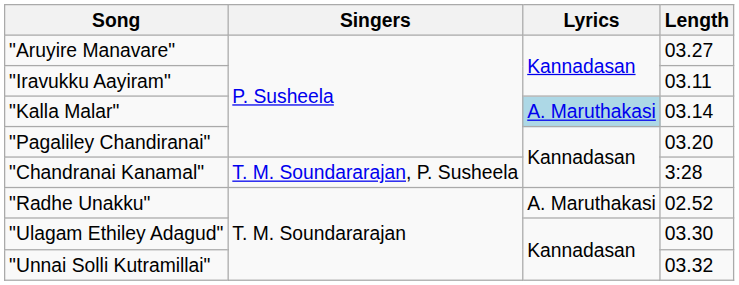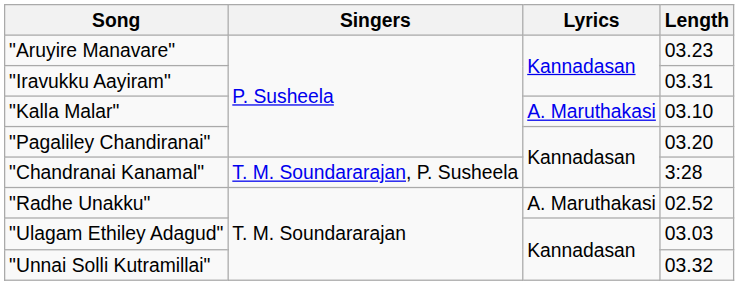(689, 51) 03.27 -> (689, 51) 03.23
(688, 81) 03.11 -> (689, 81) 03.31
(592, 112) lightblue background -> (592, 112) no background
(689, 112) 03.14 -> (689, 112) 03.10
(689, 234) 03.30 -> (689, 234) 03.03
